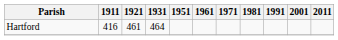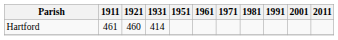(110, 27) 416 -> (110, 27) 461
(134, 27) 461 -> (134, 27) 460
(157, 27) 464 -> (157, 27) 414
